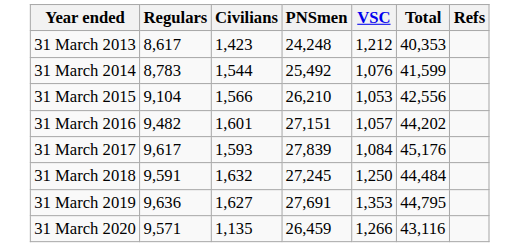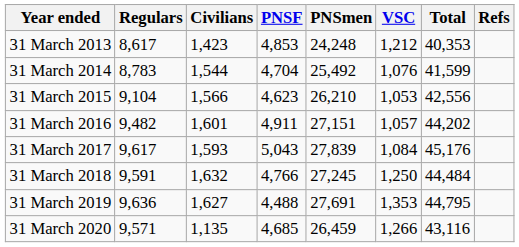+ column: (282, 17)
